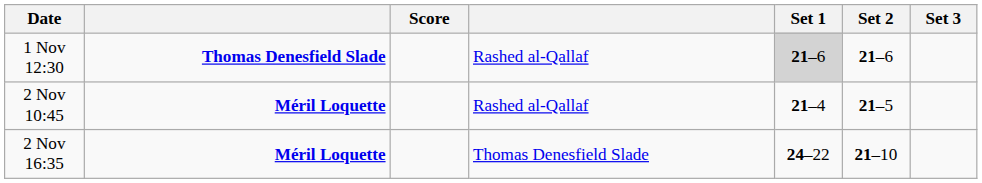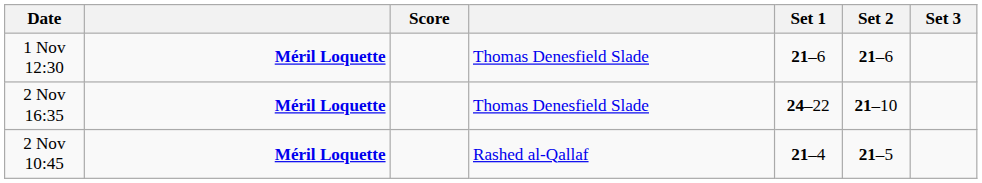(294, 57) Thomas Denesfield Slade -> (330, 57) Méril Loquette
(531, 57) Rashed al-Qallaf -> (561, 57) Thomas Denesfield Slade
(808, 57) lightgrey background -> (808, 57) no background
rows swapped: (44, 105) <-> (44, 154)
